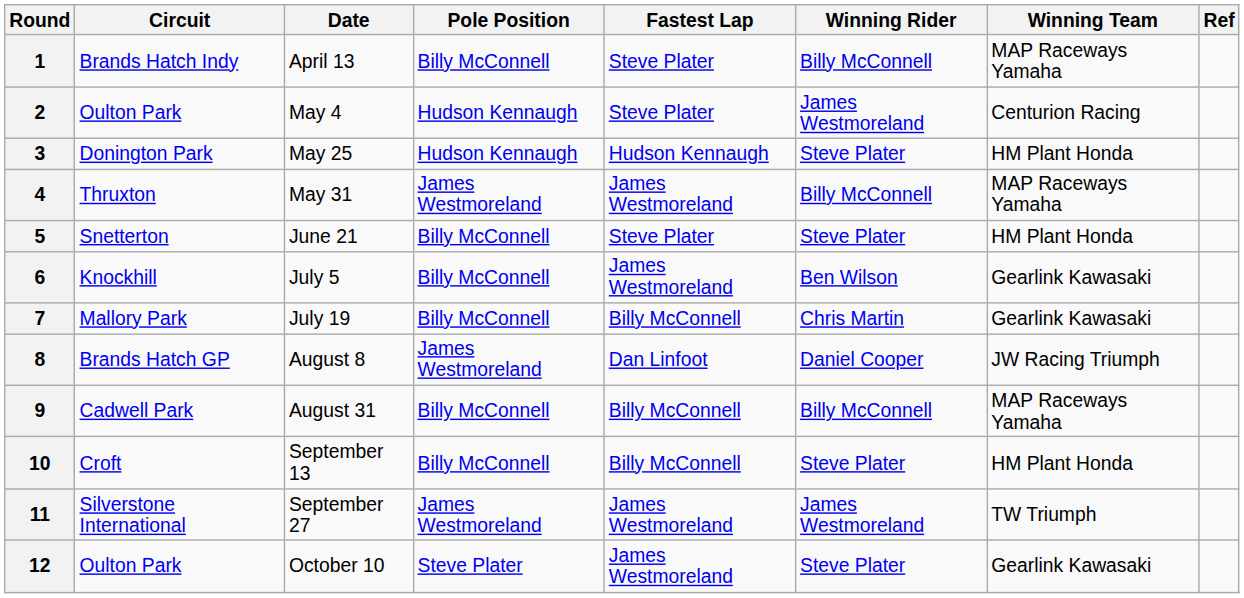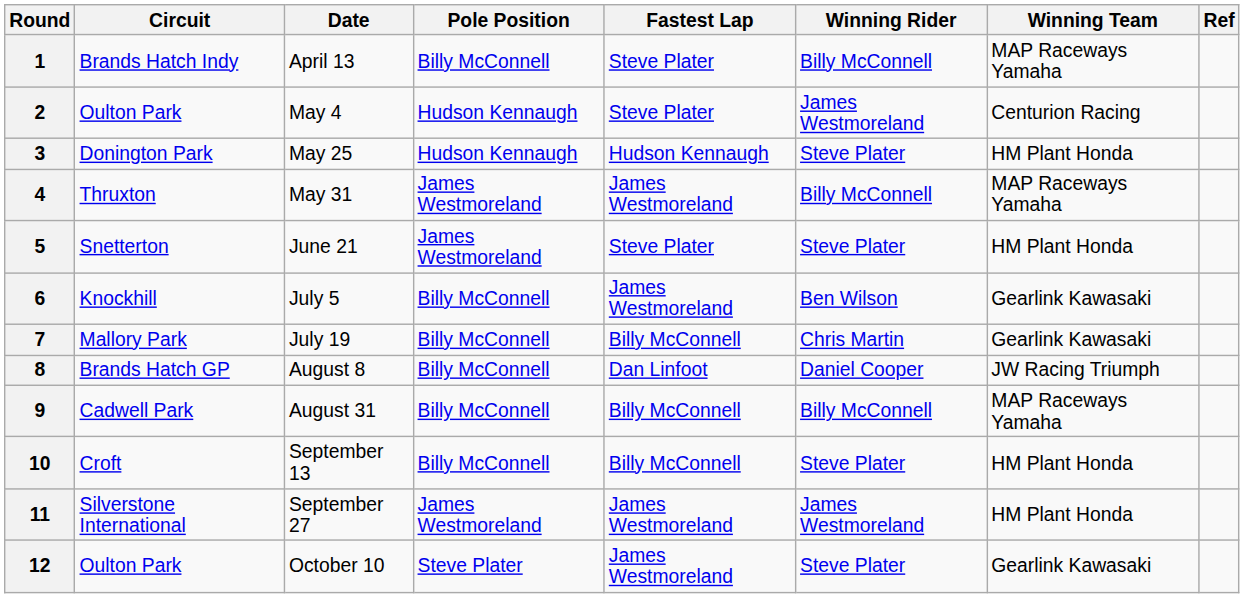(484, 236) Billy McConnell -> (480, 246) James Westmoreland
(480, 359) James Westmoreland -> (484, 370) Billy McConnell
(1044, 514) TW Triumph -> (1062, 514) HM Plant Honda
